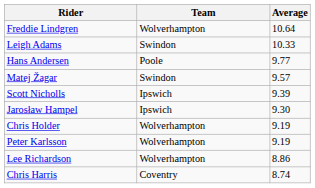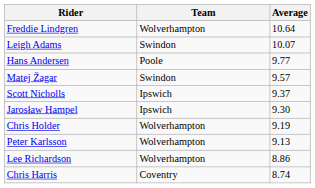(284, 45) 10.33 -> (284, 45) 10.07
(281, 93) 9.39 -> (281, 93) 9.37
(281, 142) 9.19 -> (281, 142) 9.13
